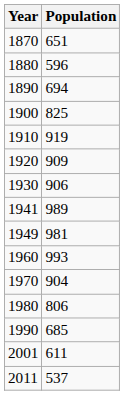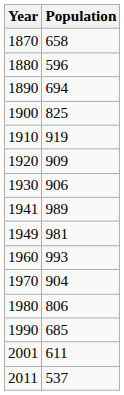(57, 40) 651 -> (57, 40) 658
